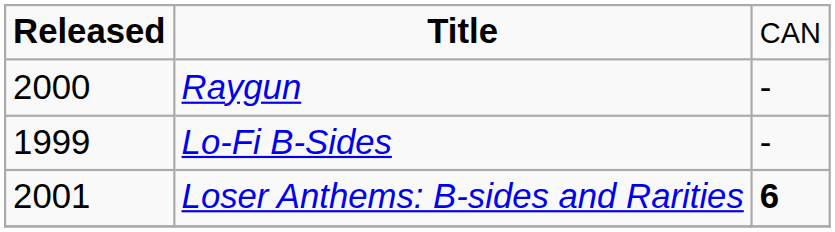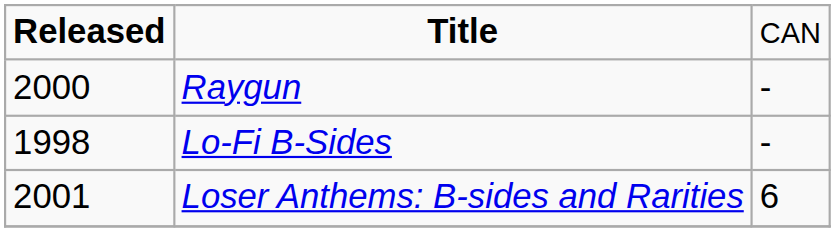(52, 142) 1999 -> (52, 142) 1998
(769, 197) bold -> (769, 197) normal
